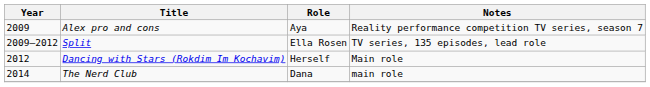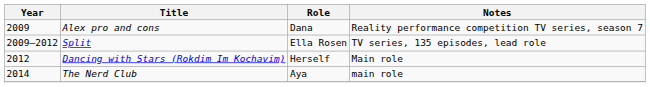(298, 28) Aya -> (301, 28) Dana
(301, 74) Dana -> (298, 74) Aya
